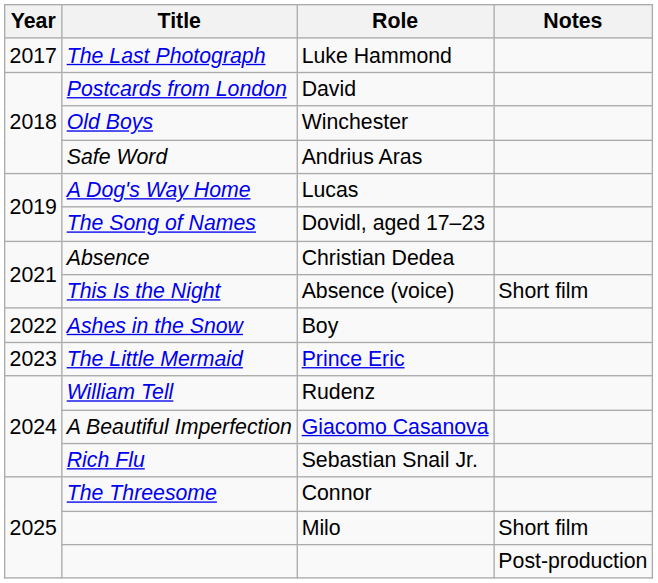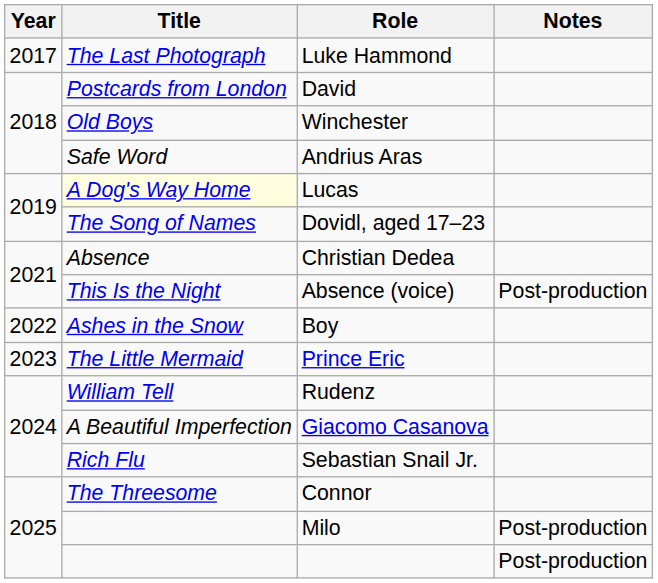(159, 190) no background -> (159, 190) lightyellow background
(543, 291) Short film -> (573, 291) Post-production
(543, 527) Short film -> (573, 527) Post-production
